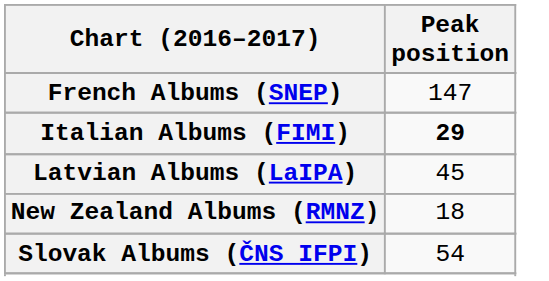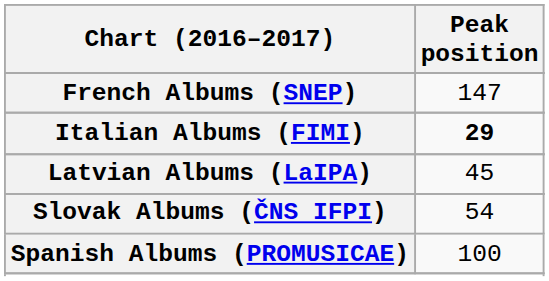- row: (195, 213)
+ row: (210, 254)
